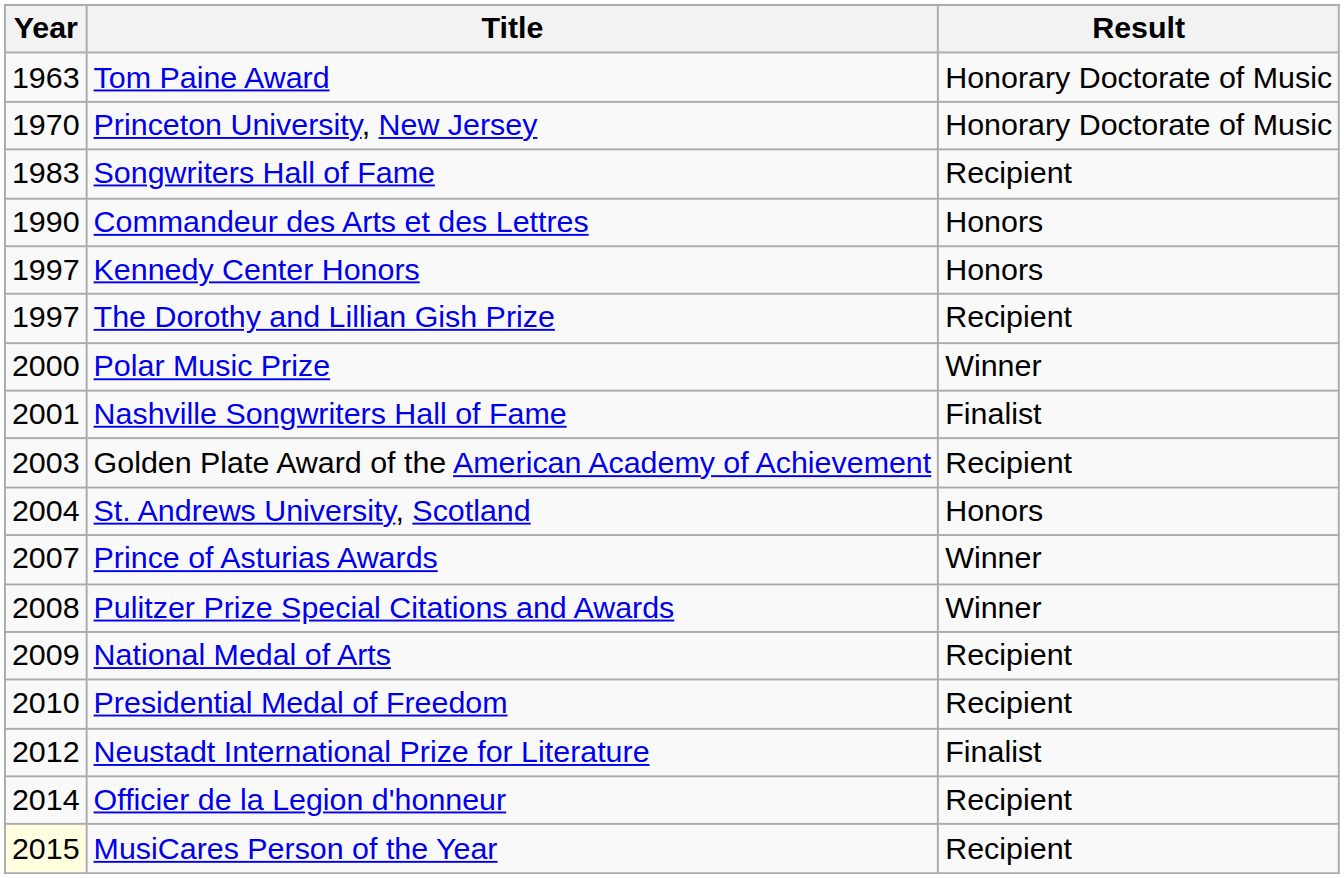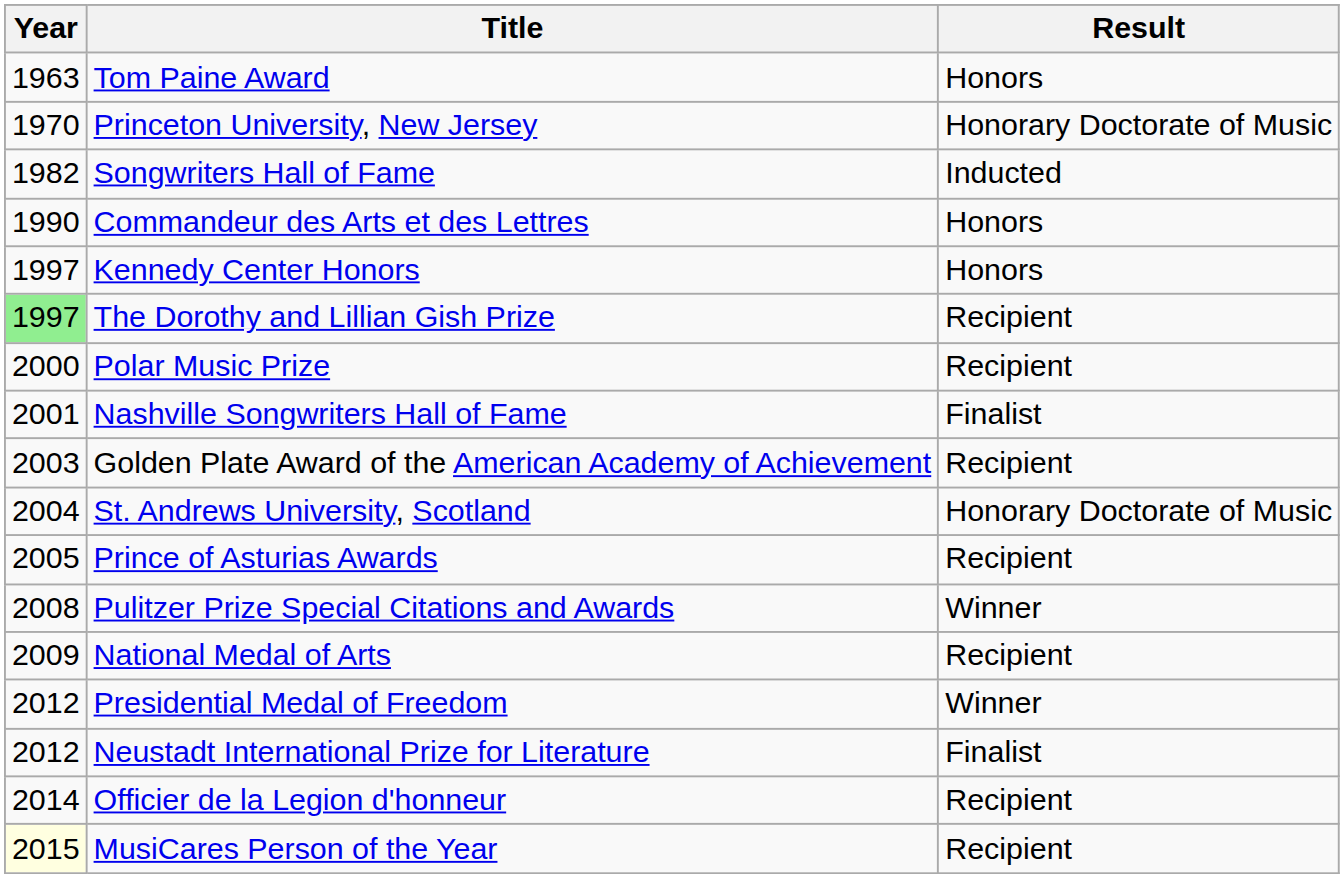(1139, 76) Honorary Doctorate of Music -> (994, 76) Honors
(46, 173) 1983 -> (46, 173) 1982
(1009, 173) Recipient -> (1004, 173) Inducted
(46, 317) no background -> (46, 317) lightgreen background
(993, 366) Winner -> (1009, 366) Recipient
(994, 510) Honors -> (1139, 510) Honorary Doctorate of Music
(46, 558) 2007 -> (46, 558) 2005
(993, 558) Winner -> (1009, 558) Recipient
(46, 703) 2010 -> (46, 703) 2012
(1009, 703) Recipient -> (993, 703) Winner
